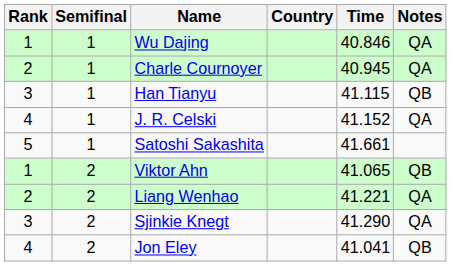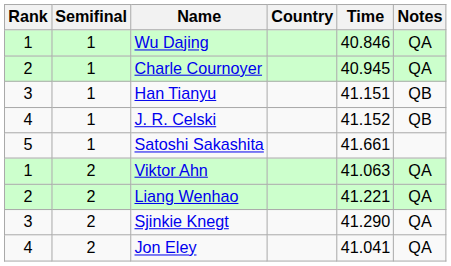(365, 94) 41.115 -> (365, 94) 41.151
(420, 119) QA -> (420, 119) QB
(365, 171) 41.065 -> (365, 171) 41.063
(420, 171) QB -> (420, 171) QA
(420, 247) QB -> (420, 247) QA
